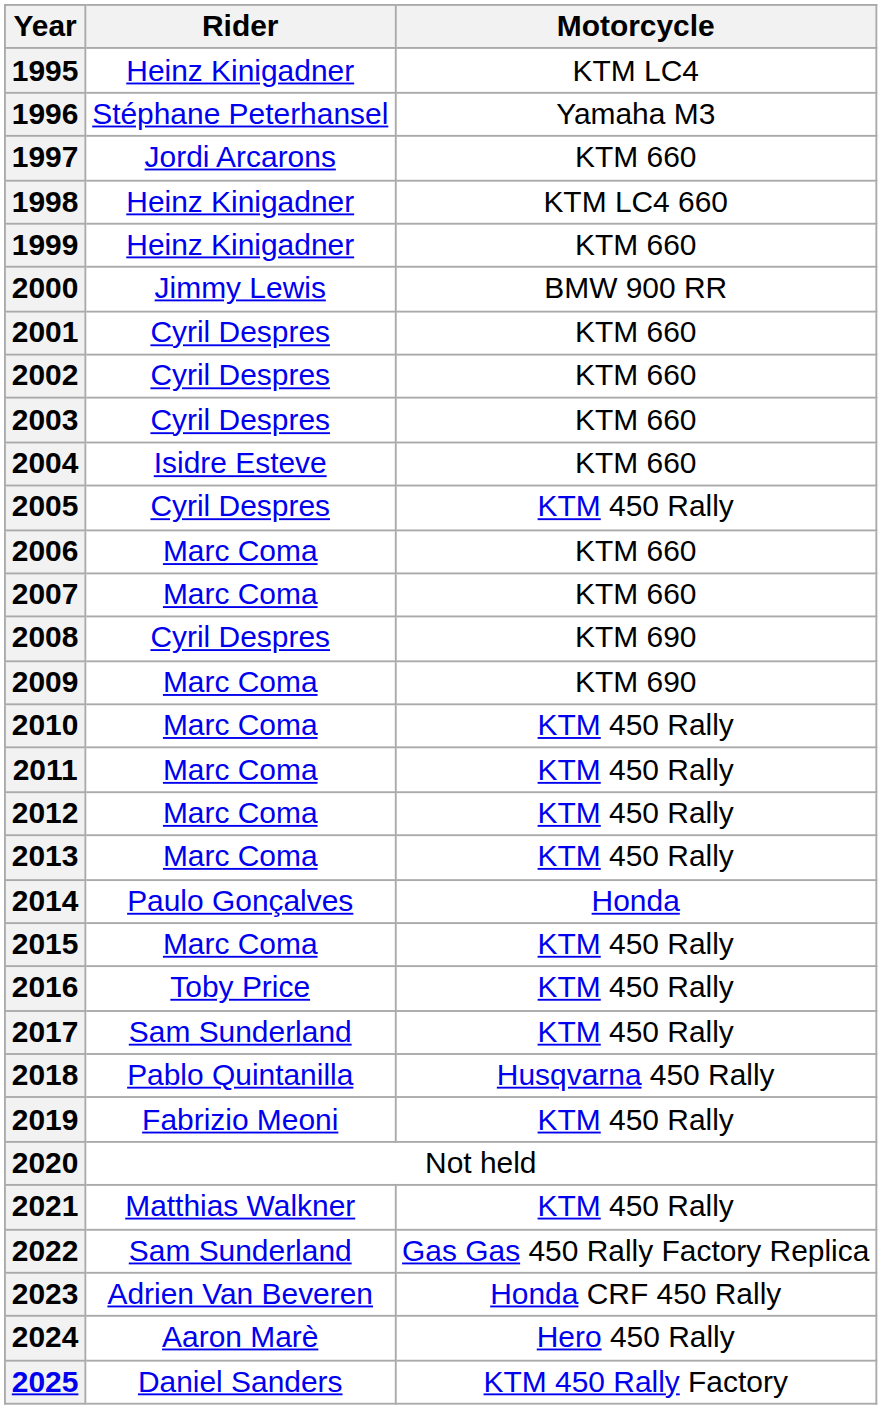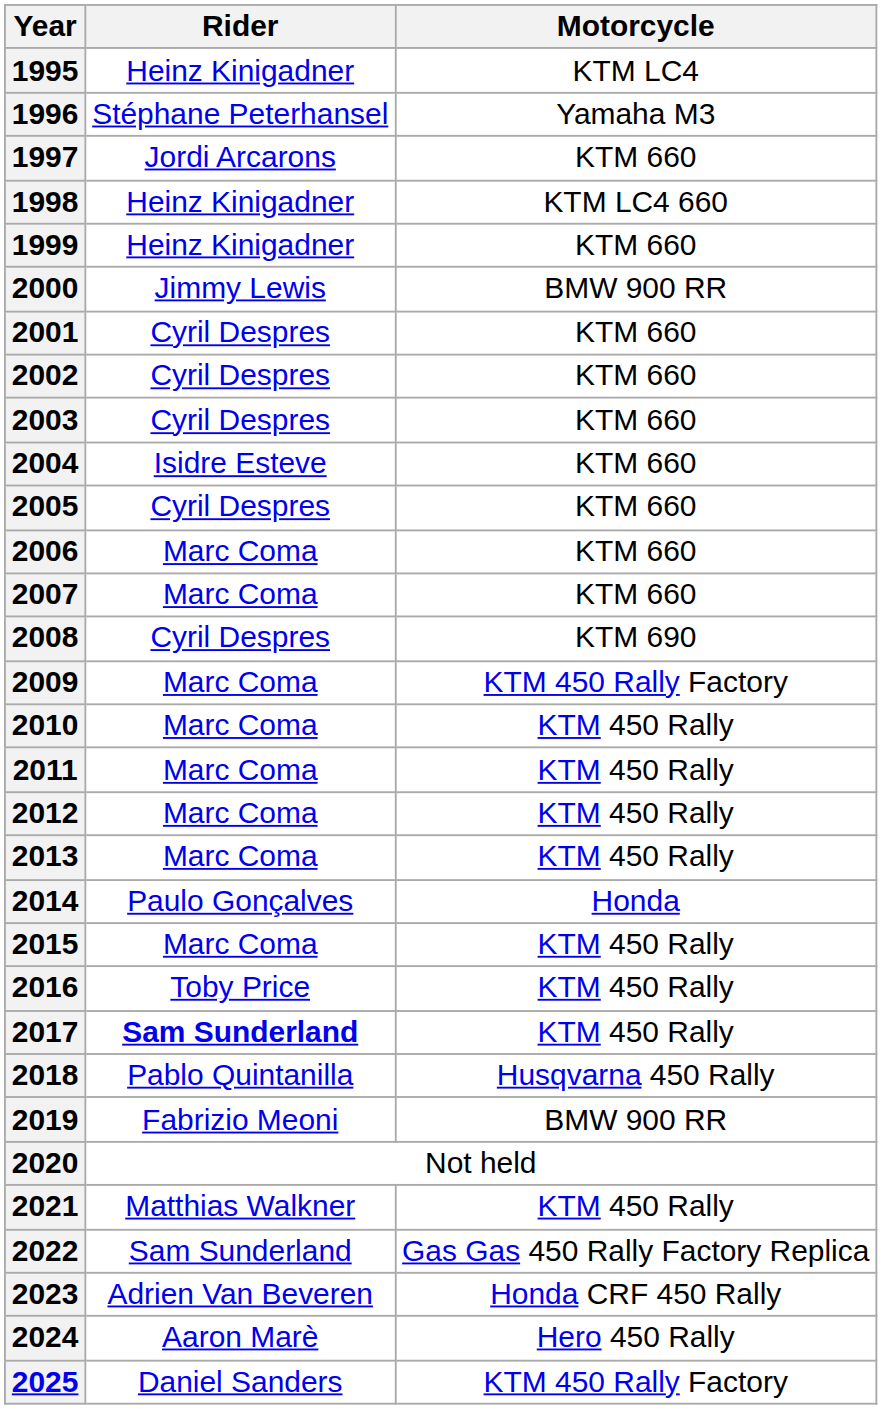(636, 507) KTM 450 Rally -> (636, 507) KTM 660
(636, 682) KTM 690 -> (636, 682) KTM 450 Rally Factory
(240, 1031) normal -> (240, 1031) bold
(636, 1119) KTM 450 Rally -> (636, 1119) BMW 900 RR
